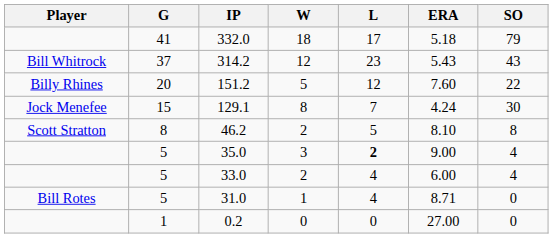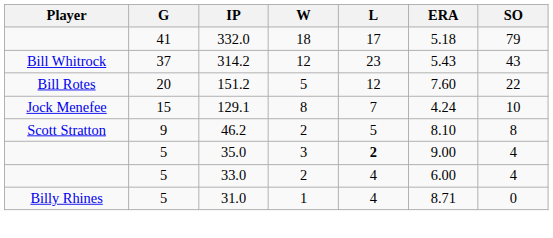(67, 84) Billy Rhines -> (67, 84) Bill Rotes
(513, 107) 30 -> (513, 107) 10
(164, 130) 8 -> (164, 130) 9
(67, 198) Bill Rotes -> (67, 198) Billy Rhines
- row: (234, 221)
